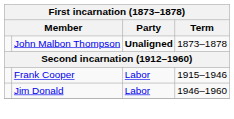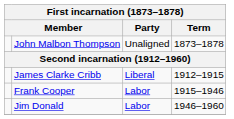(149, 43) bold -> (147, 43) normal
+ row: (57, 75)
